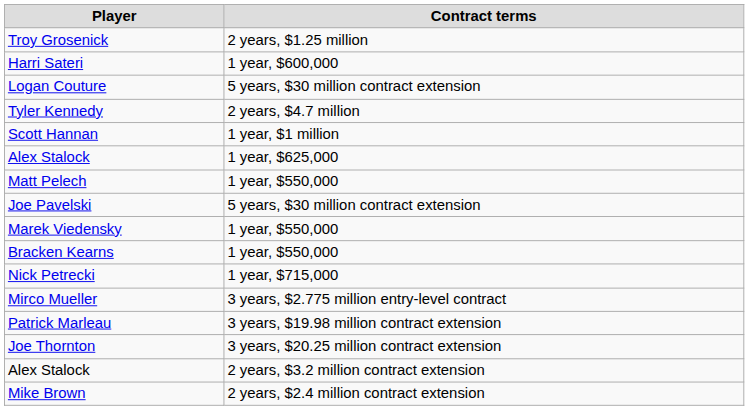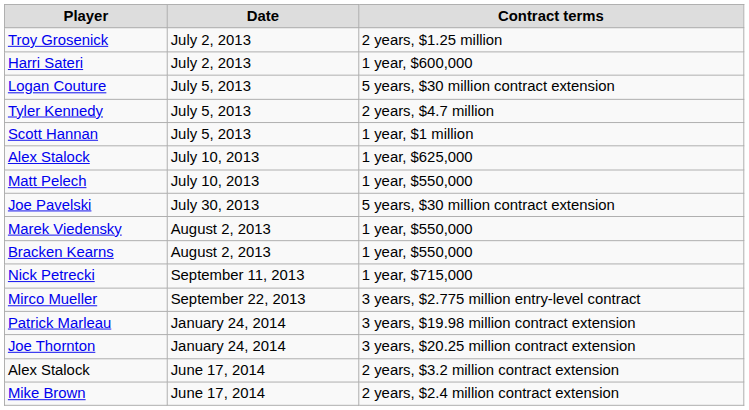+ column: (263, 16)
